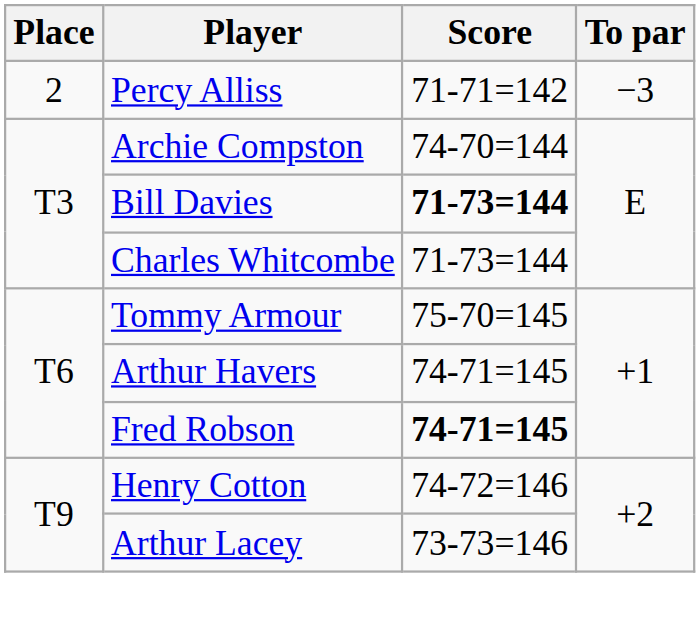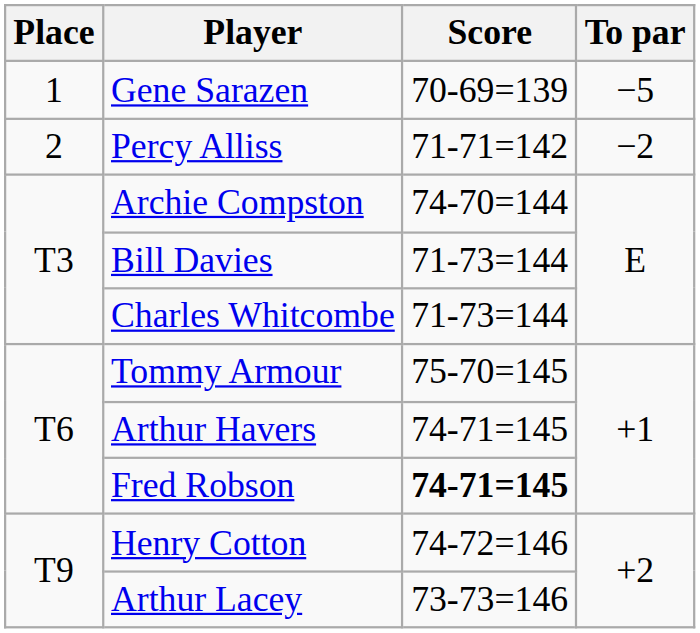+ row: (210, 89)
(635, 89) −3 -> (635, 145) −2
(490, 202) bold -> (490, 259) normal
